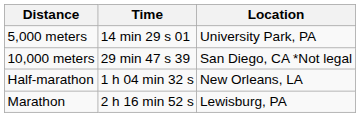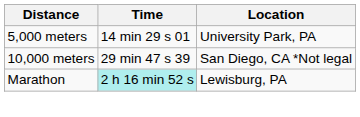- row: (51, 79)
(147, 101) no background -> (147, 79) paleturquoise background
